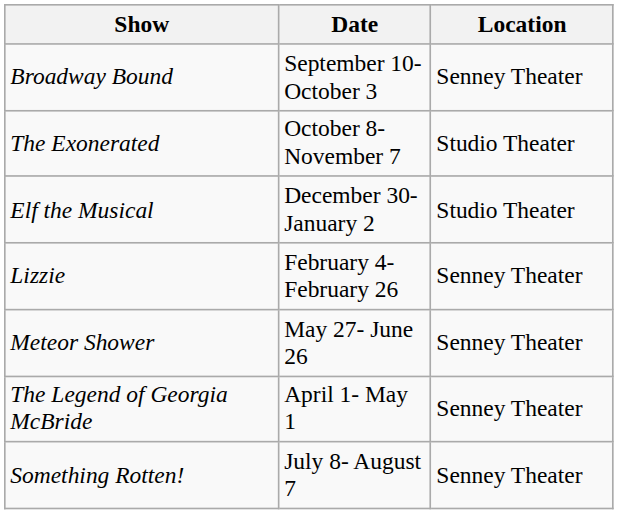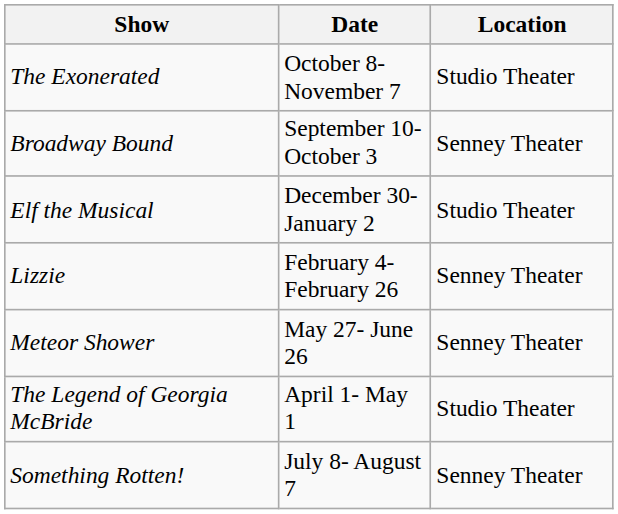rows swapped: (92, 76) <-> (85, 143)
(509, 408) Senney Theater -> (506, 408) Studio Theater
